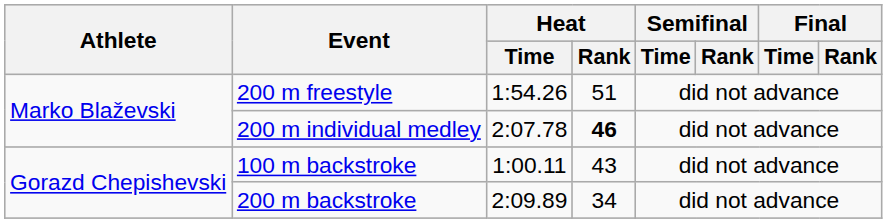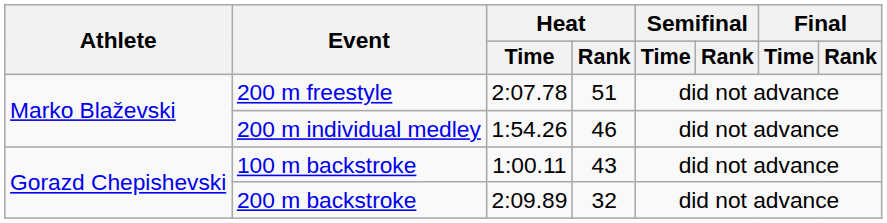(529, 93) 1:54.26 -> (529, 93) 2:07.78
(529, 129) 2:07.78 -> (529, 129) 1:54.26
(604, 129) bold -> (604, 129) normal
(604, 201) 34 -> (604, 201) 32
